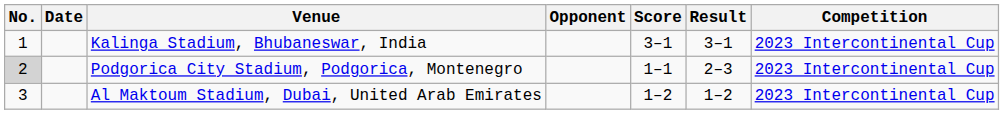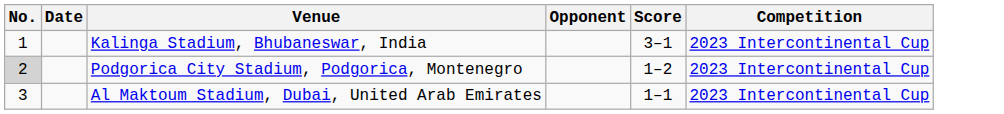- column: (718, 18)
(658, 70) 1–1 -> (658, 70) 1–2
(658, 96) 1–2 -> (658, 96) 1–1
